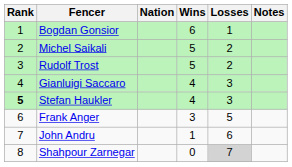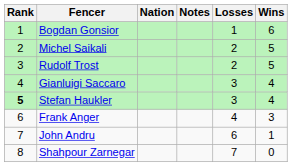columns swapped: (192, 13) <-> (269, 13)
(230, 118) 5 -> (234, 118) 4
(230, 153) lightgrey background -> (234, 153) no background
